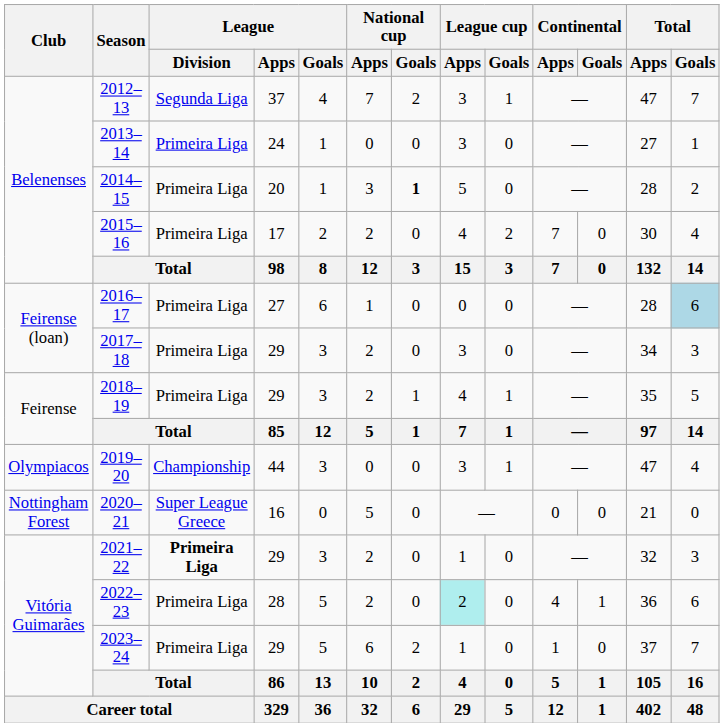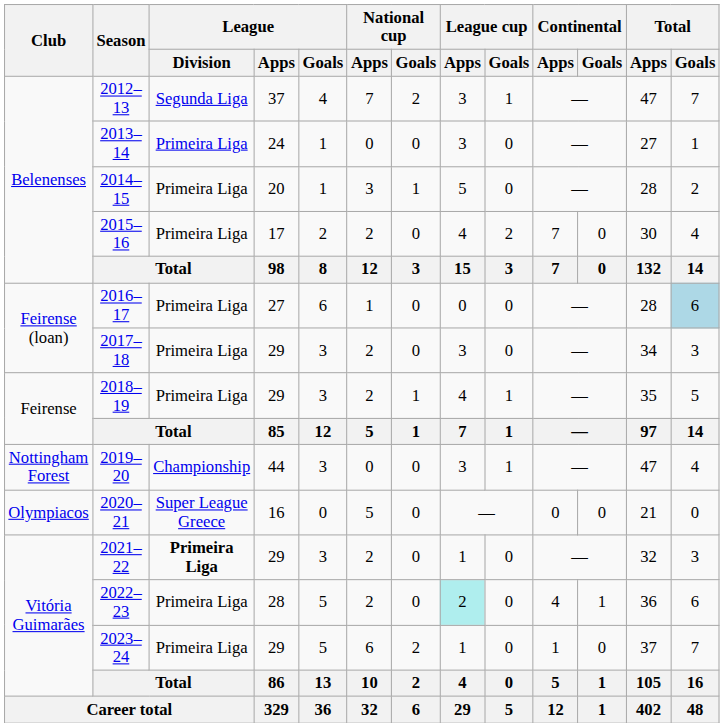(416, 188) bold -> (416, 188) normal
(49, 467) Olympiacos -> (49, 467) Nottingham Forest
(49, 512) Nottingham Forest -> (49, 512) Olympiacos
